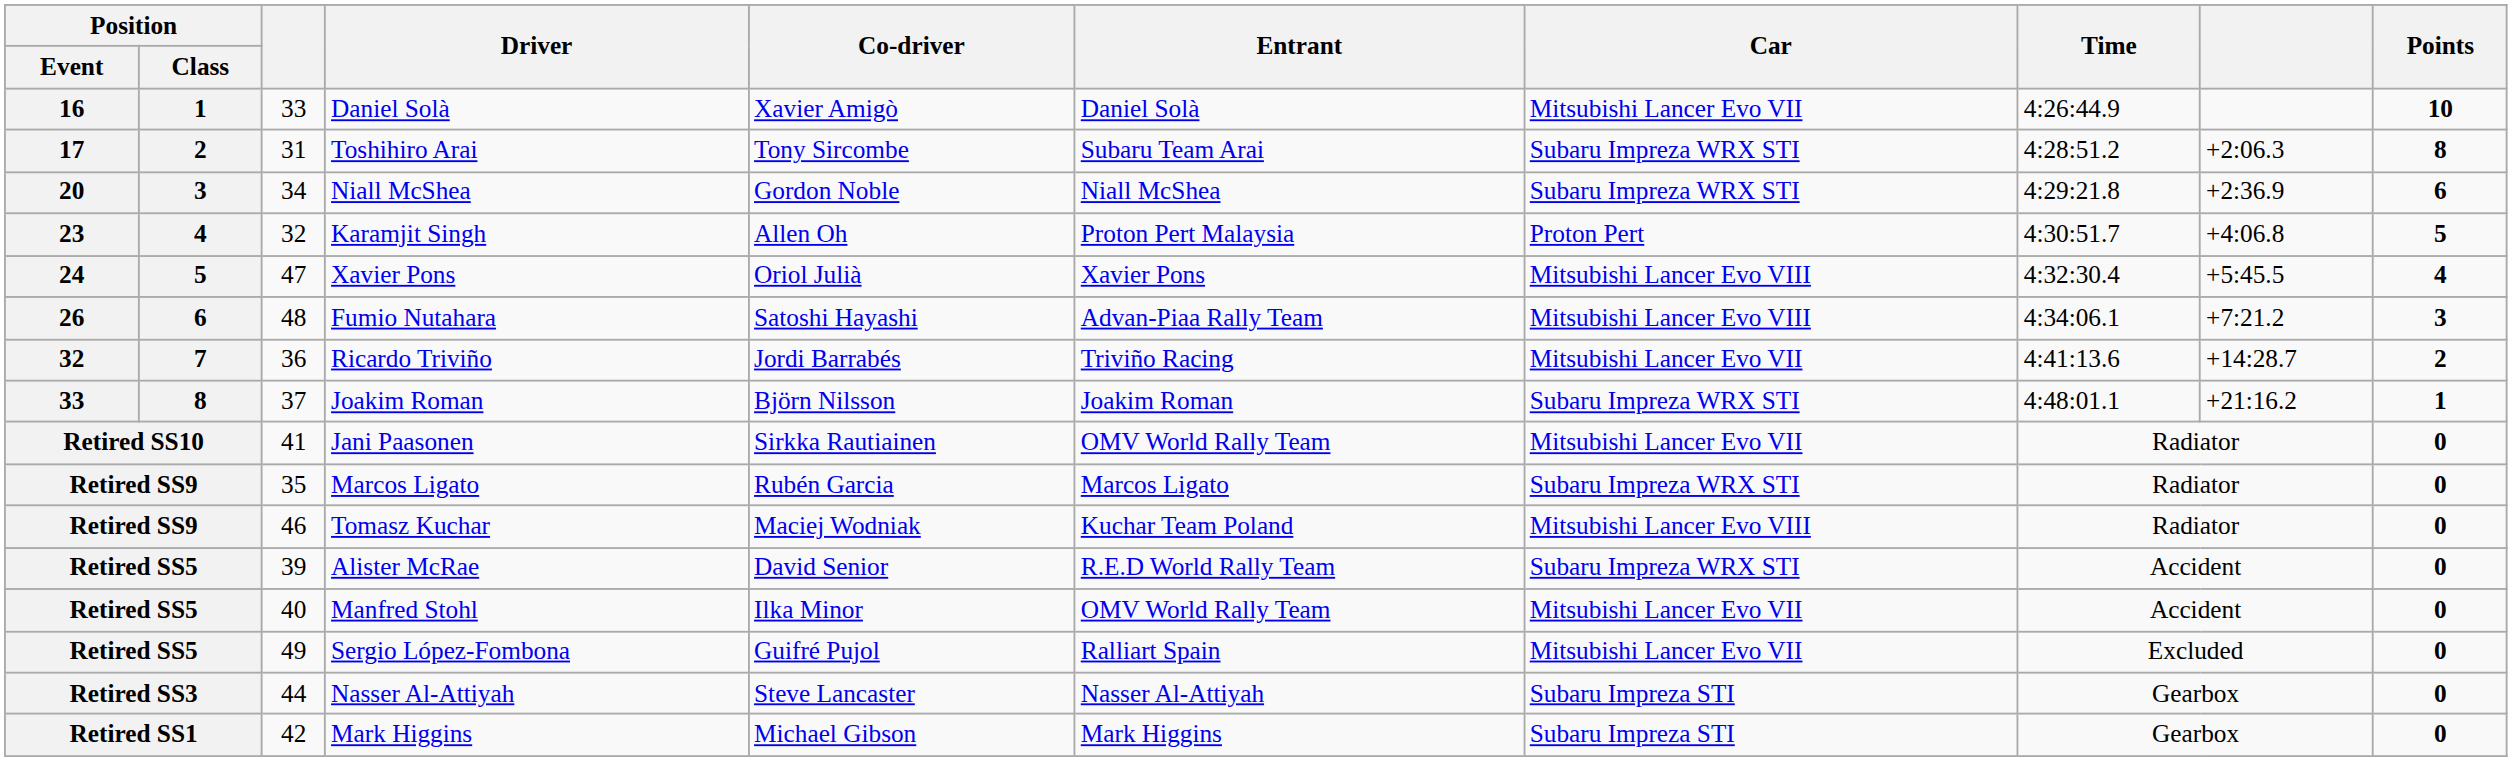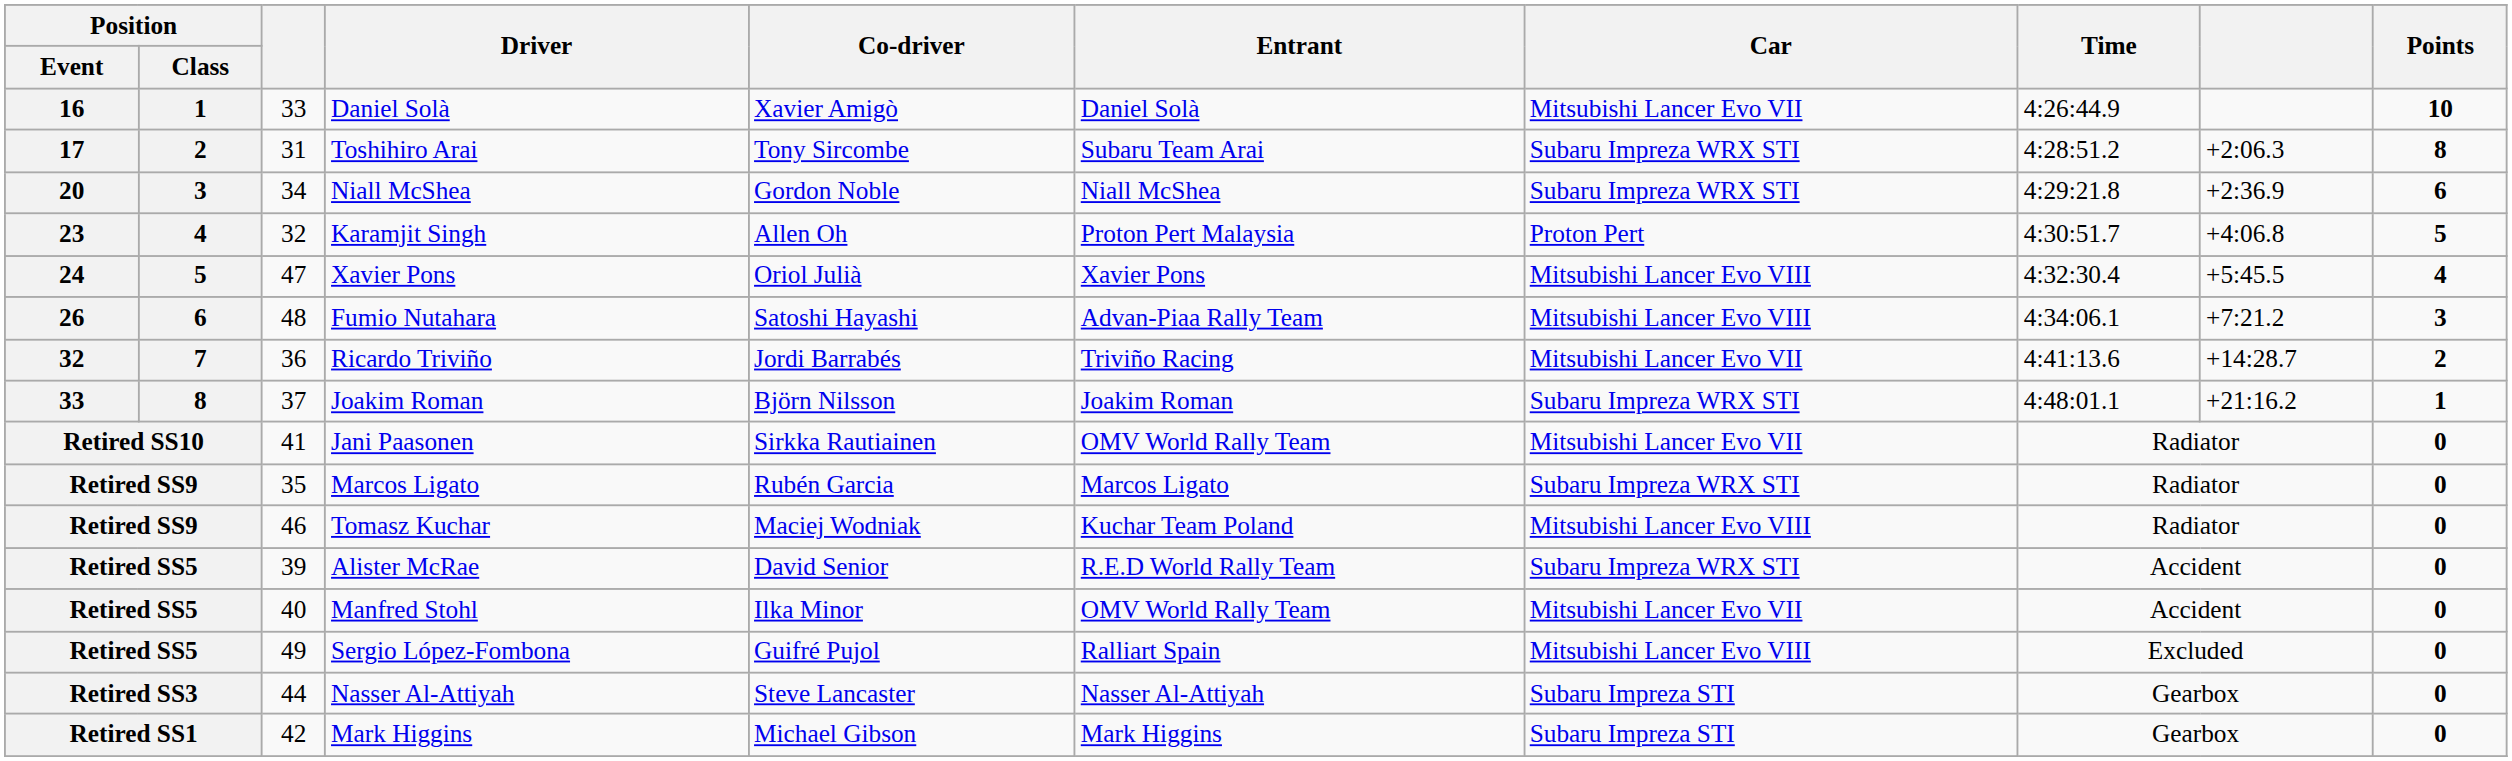(1666, 650) Mitsubishi Lancer Evo VII -> (1670, 650) Mitsubishi Lancer Evo VIII
